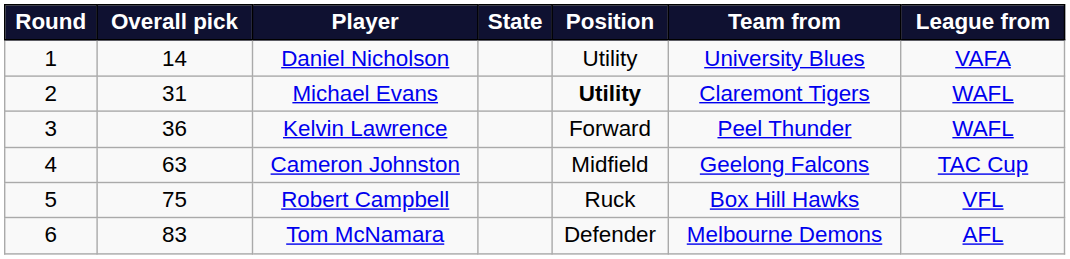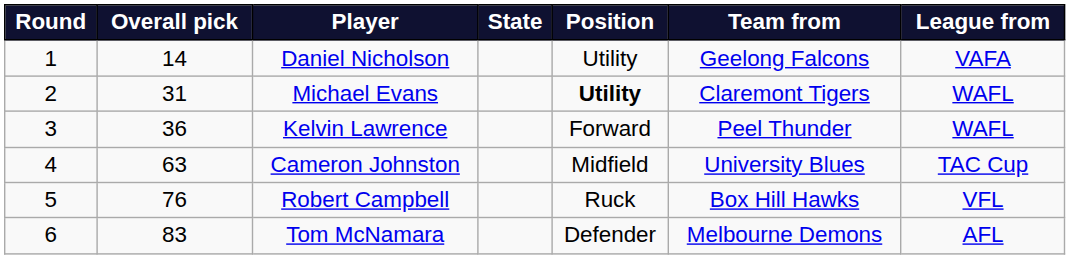(785, 57) University Blues -> (785, 57) Geelong Falcons
(785, 164) Geelong Falcons -> (785, 164) University Blues
(174, 199) 75 -> (174, 199) 76
